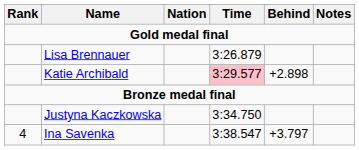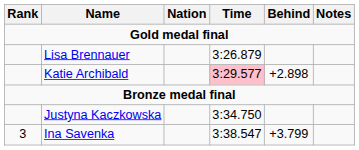(23, 134) 4 -> (23, 134) 3
(289, 134) +3.797 -> (289, 134) +3.799
